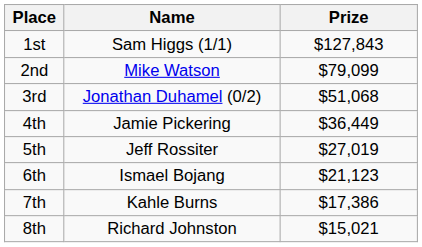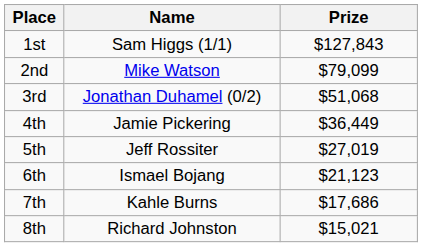(349, 202) $17,386 -> (349, 202) $17,686
